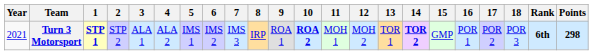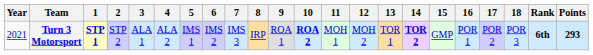(572, 35) 298 -> (572, 35) 293
